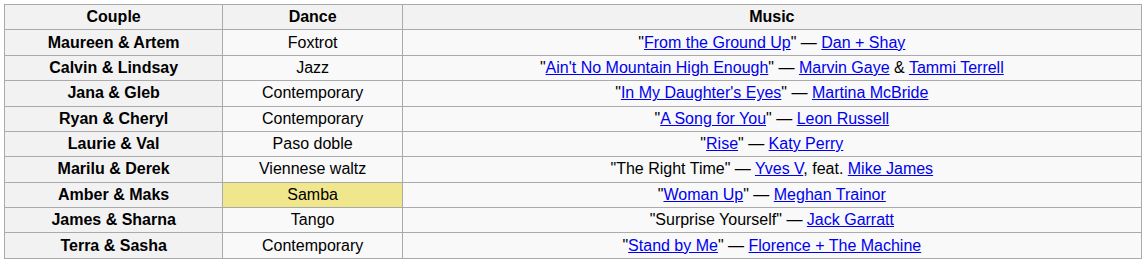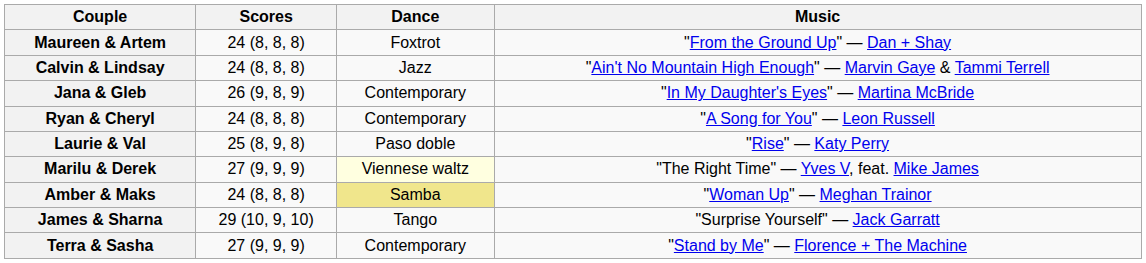+ column: (266, 17)
(313, 169) no background -> (415, 169) lightyellow background
